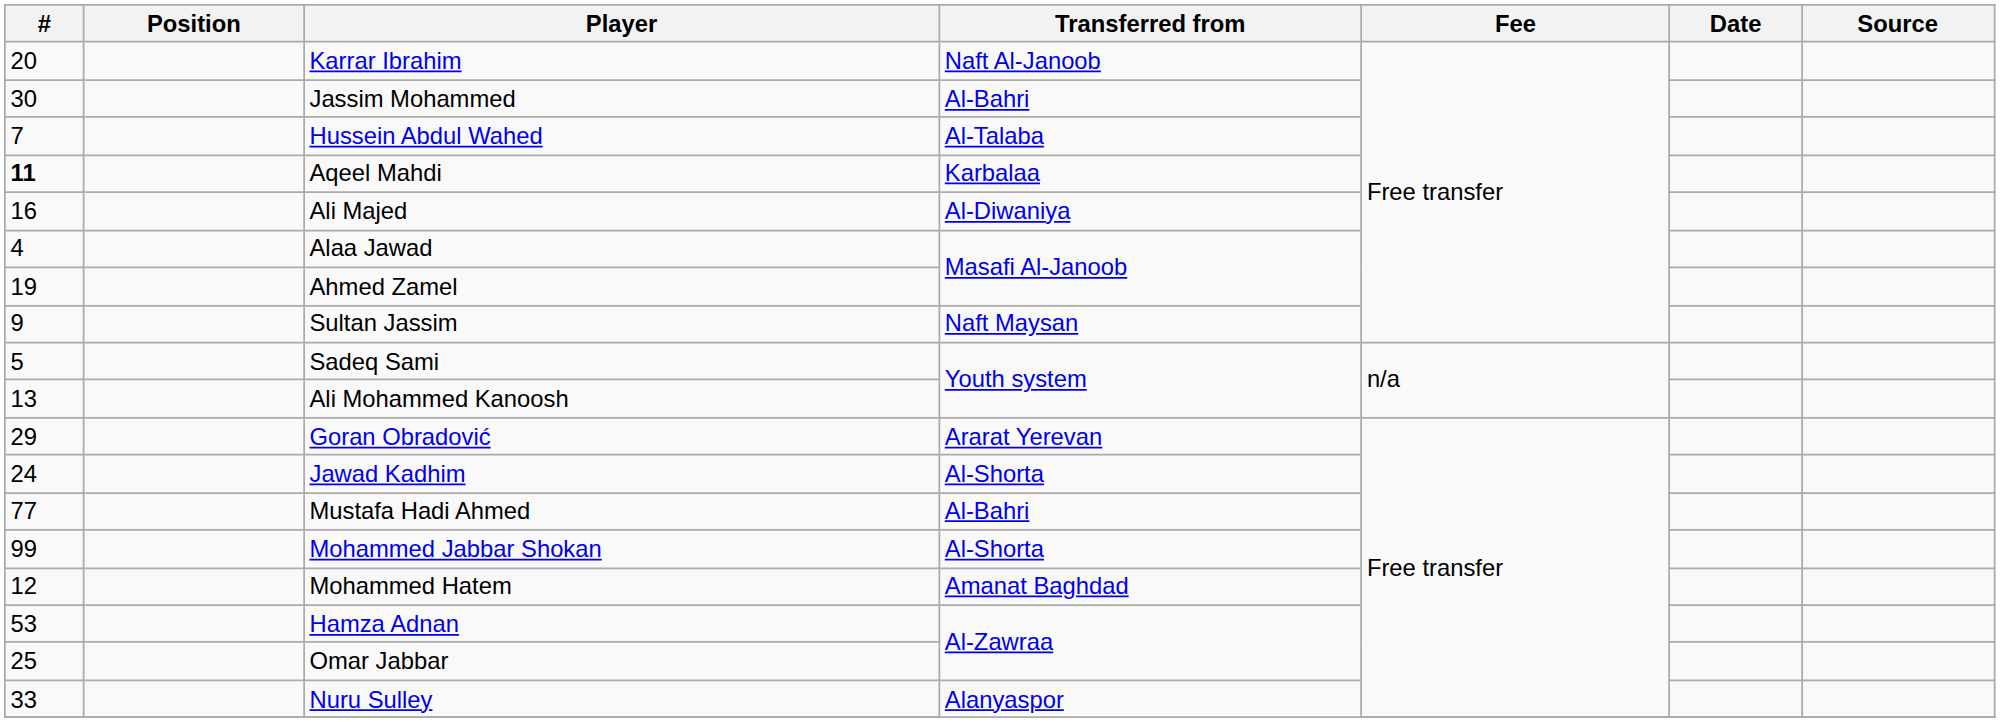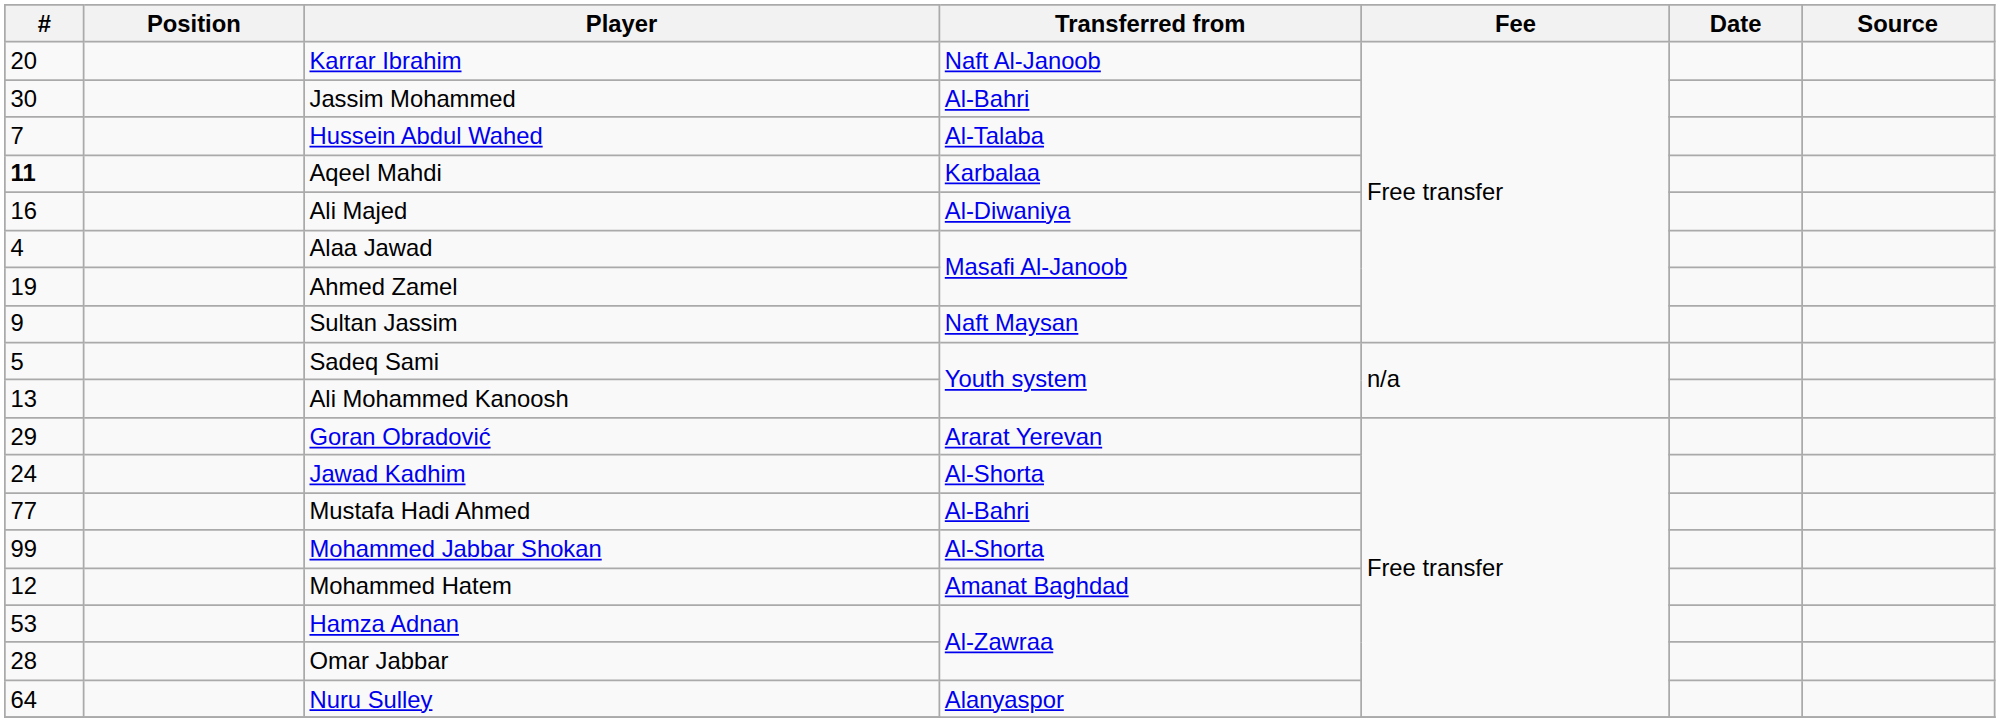(24, 661) 25 -> (24, 661) 28
(24, 699) 33 -> (24, 699) 64
